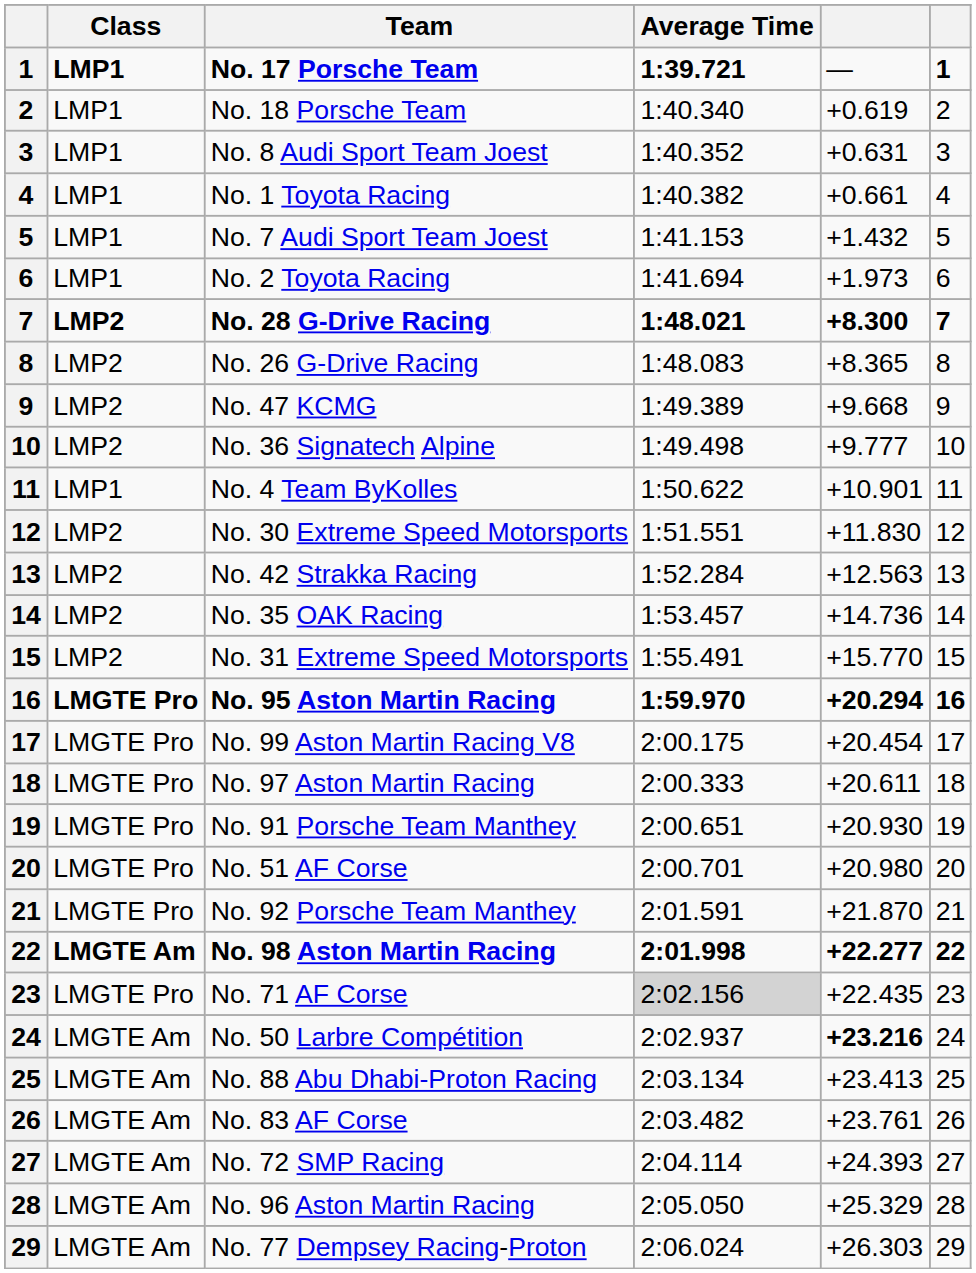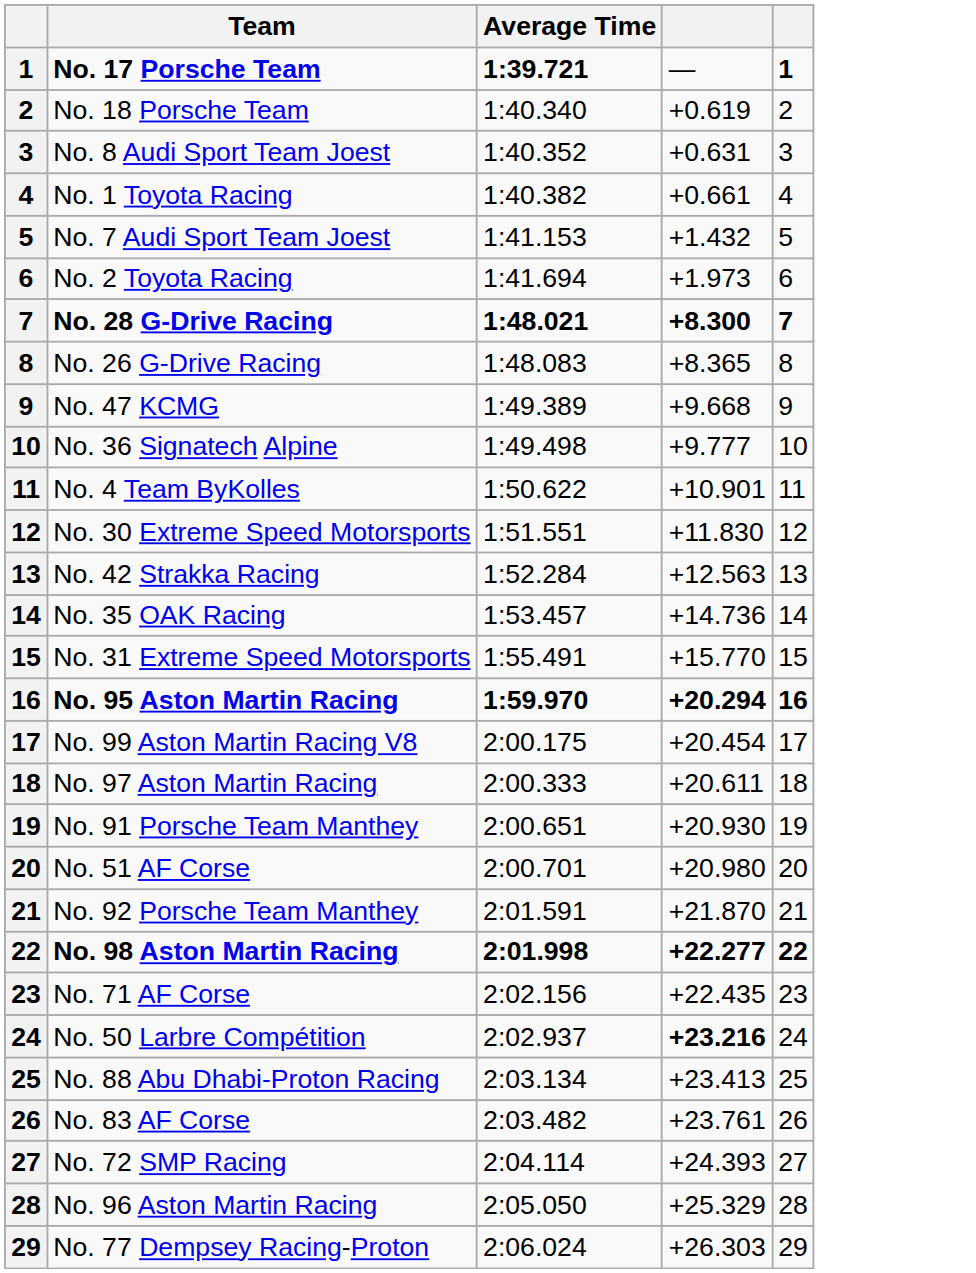- column: (126, 26)
(692, 994) lightgrey background -> (535, 994) no background
